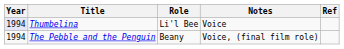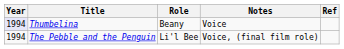(179, 24) Li'l Bee -> (172, 24) Beany
(172, 37) Beany -> (179, 37) Li'l Bee
